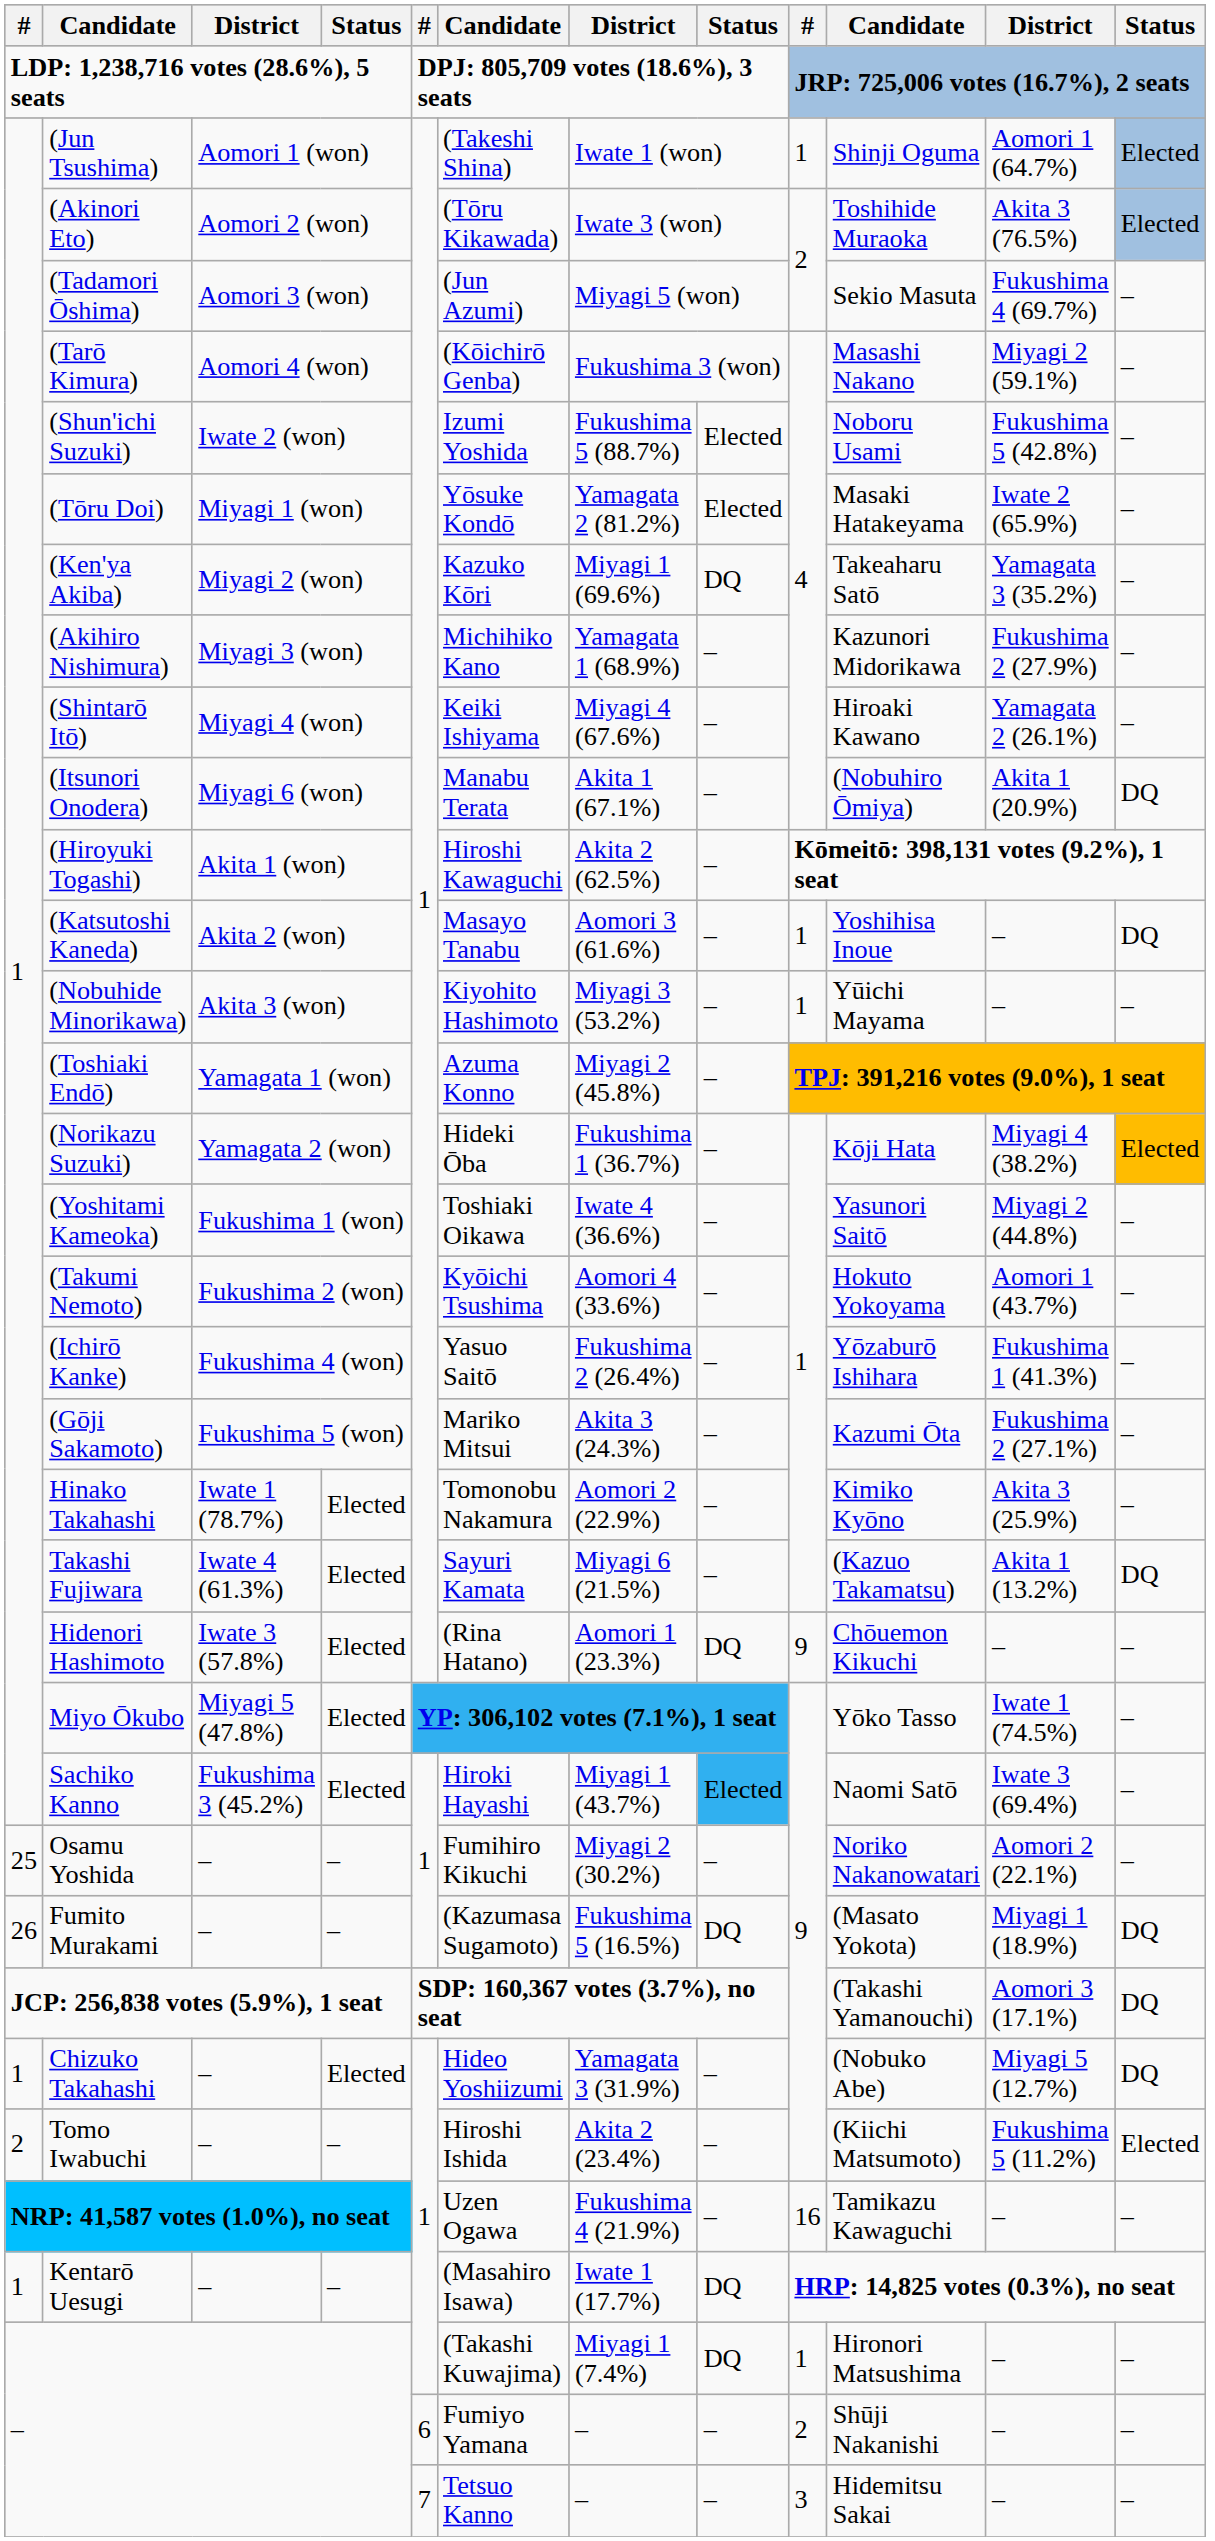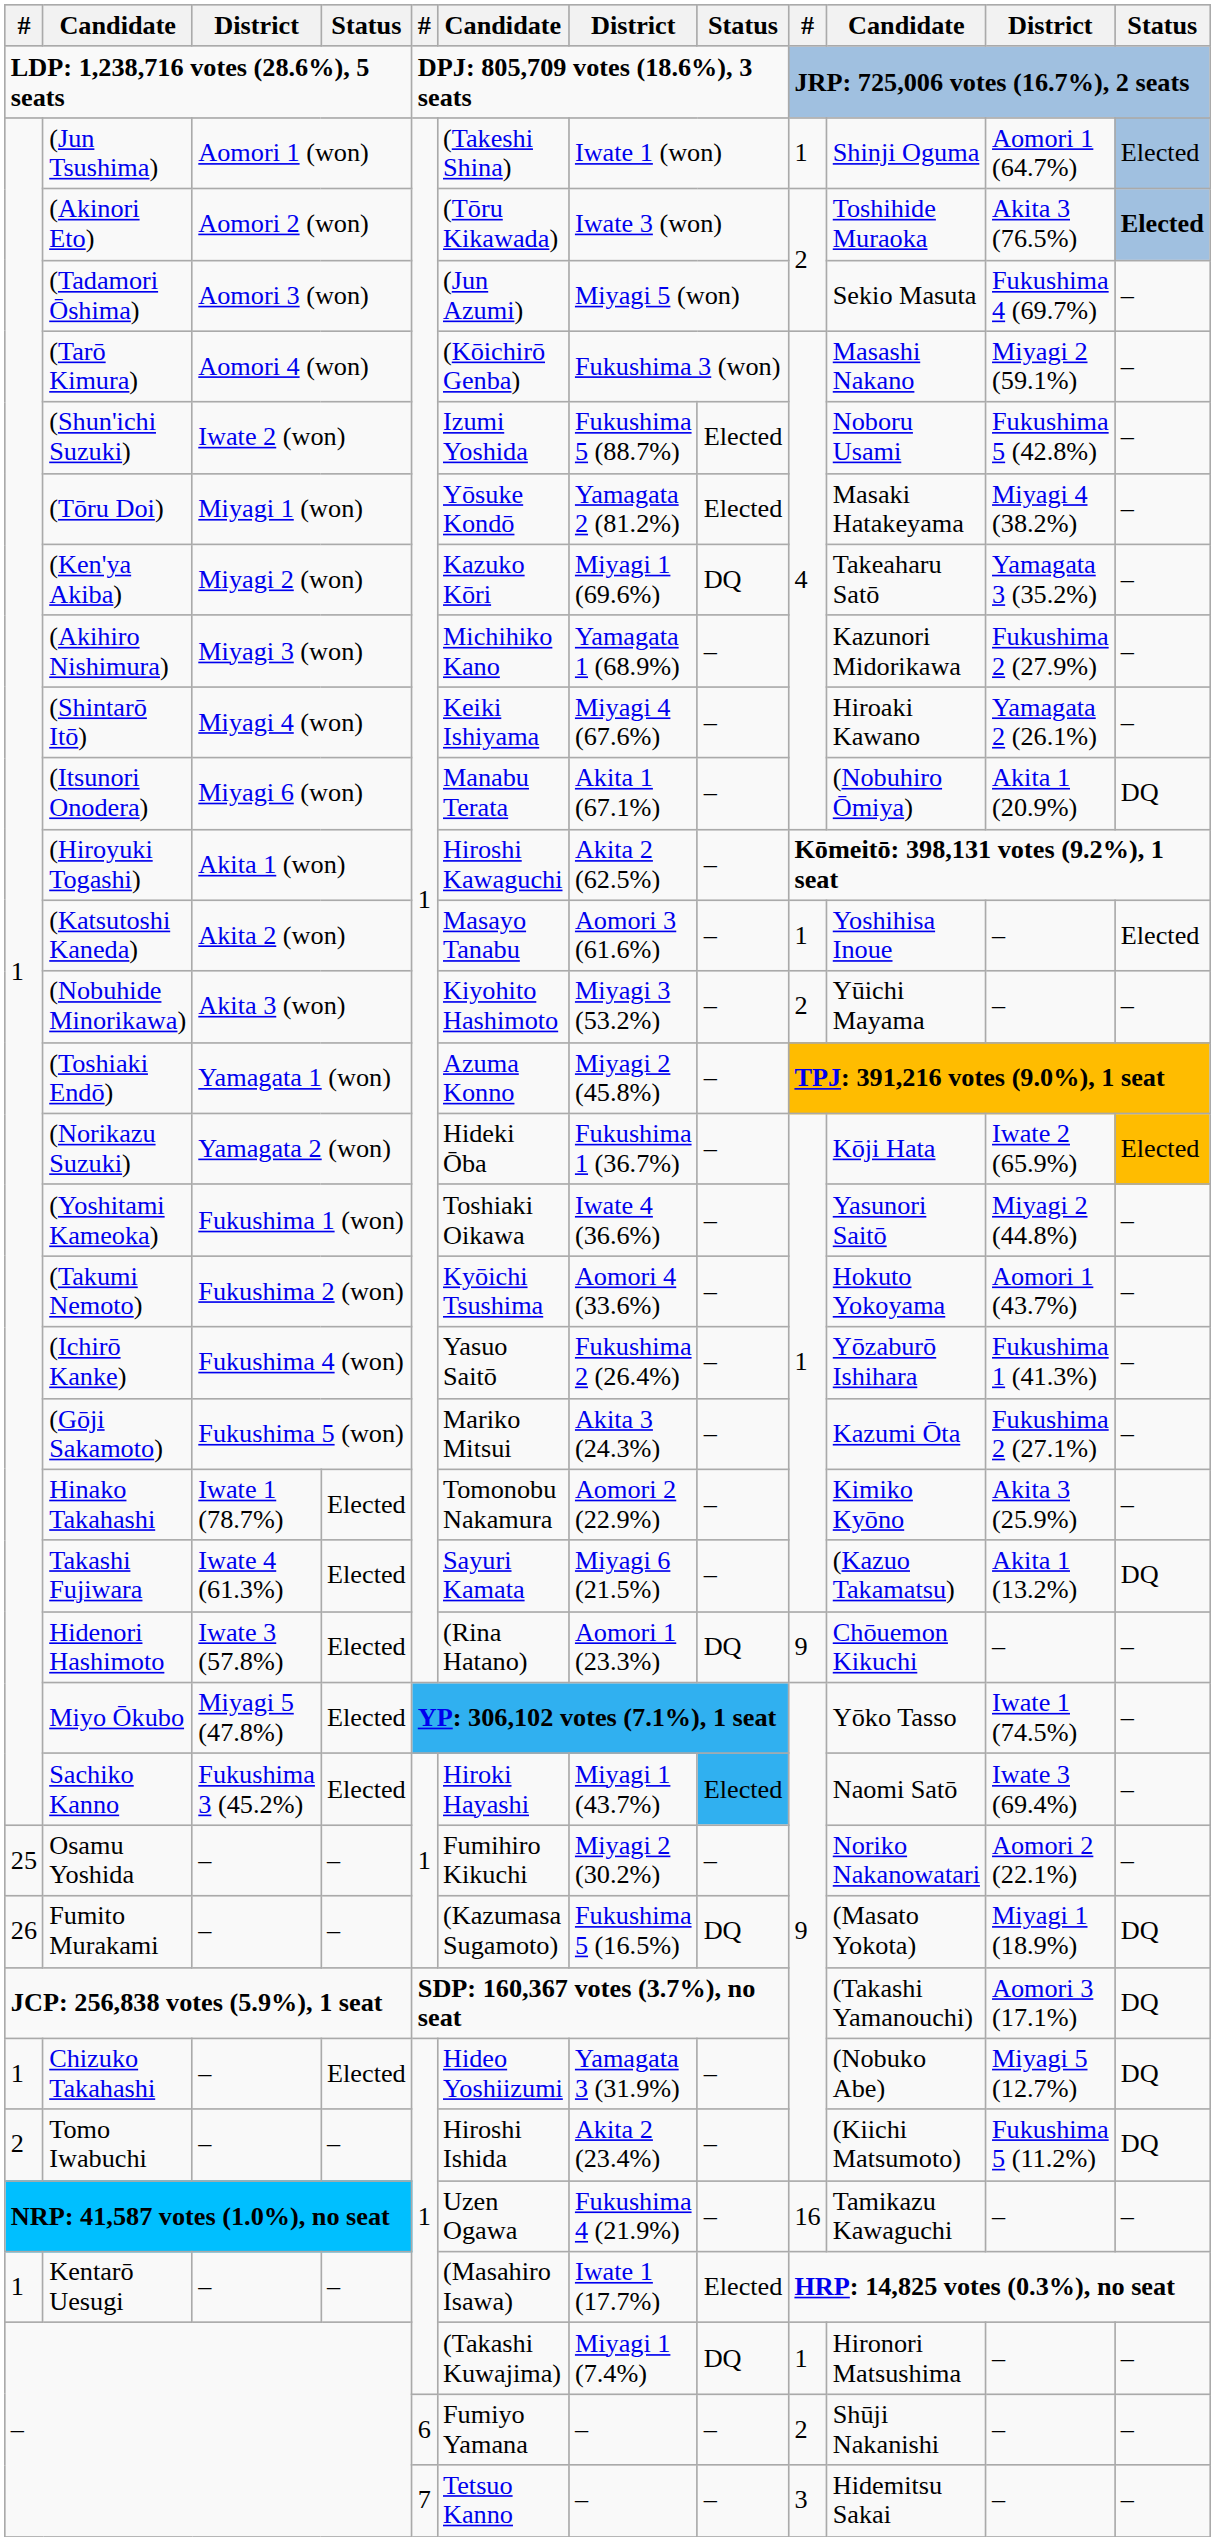(1160, 223) normal -> (1162, 223) bold
(1035, 508) Iwate 2 (65.9%) -> (1040, 508) Miyagi 4 (38.2%)
(1140, 935) DQ -> (1160, 935) Elected
(801, 1006) 1 -> (801, 1006) 2
(1040, 1148) Miyagi 4 (38.2%) -> (1035, 1148) Iwate 2 (65.9%)
(1160, 2144) Elected -> (1140, 2144) DQ
(723, 2286) DQ -> (743, 2286) Elected
